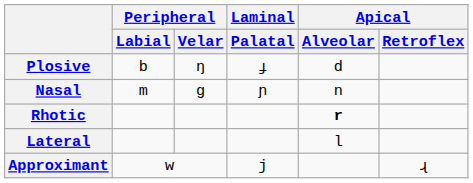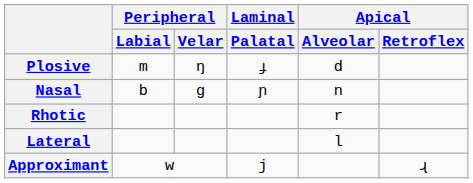(143, 67) b -> (143, 67) m
(143, 91) m -> (143, 91) b
(338, 116) bold -> (338, 116) normal
